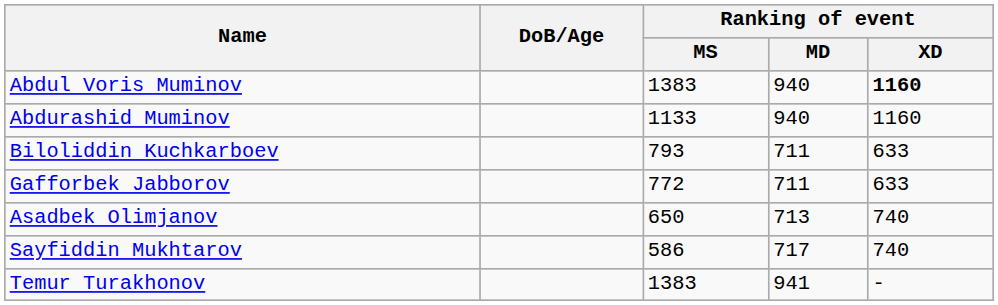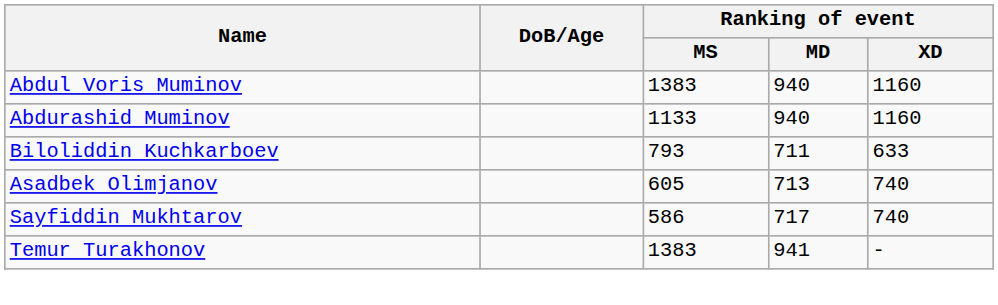(897, 87) bold -> (897, 87) normal
- row: (120, 186)
(666, 219) 650 -> (666, 186) 605
